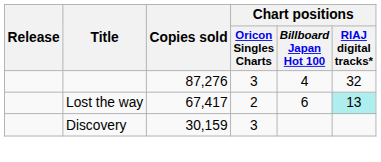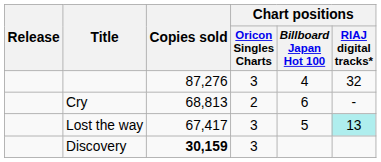+ row: (77, 103)
(254, 103) 2 -> (254, 125) 3
(304, 103) 6 -> (304, 125) 5
(207, 125) normal -> (207, 146) bold
